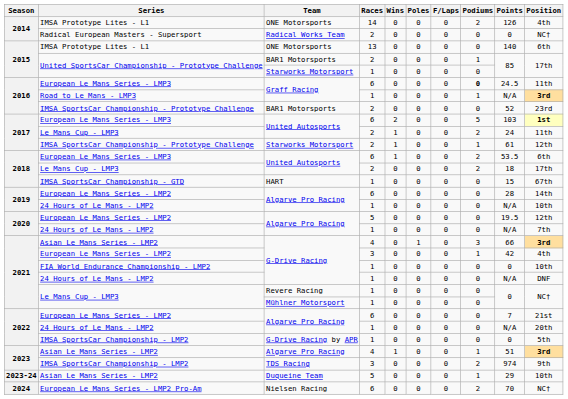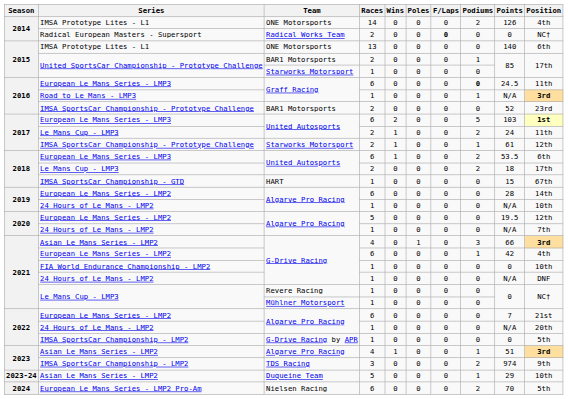(446, 34) normal -> (446, 34) bold
(372, 254) 3 -> (372, 254) 6
(544, 388) NC† -> (544, 388) 5th
